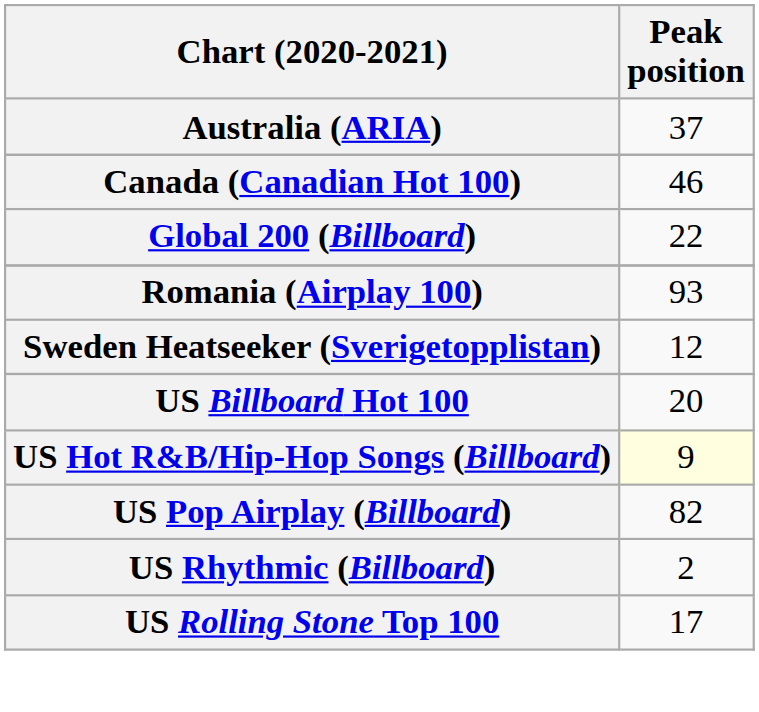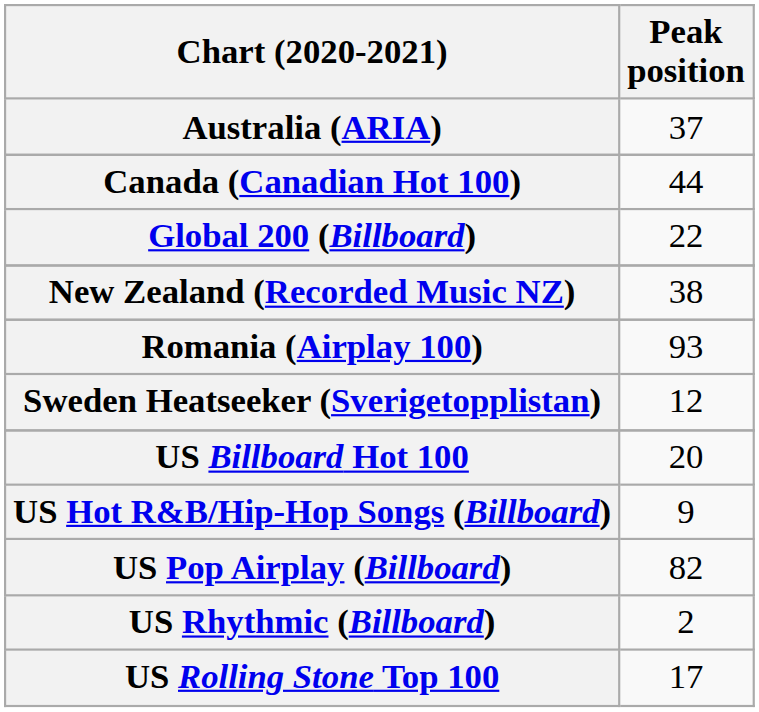(686, 181) 46 -> (686, 181) 44
+ row: (312, 291)
(686, 456) lightyellow background -> (686, 511) no background
